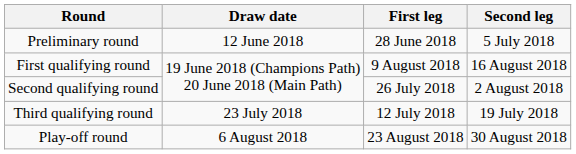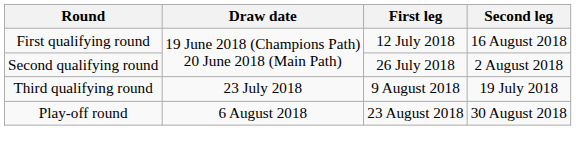- row: (83, 40)
(415, 64) 9 August 2018 -> (415, 40) 12 July 2018
(415, 112) 12 July 2018 -> (415, 88) 9 August 2018
